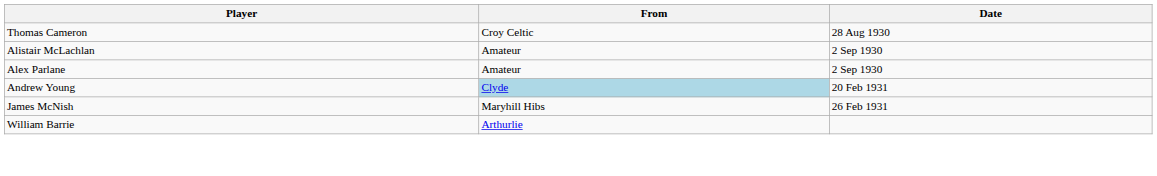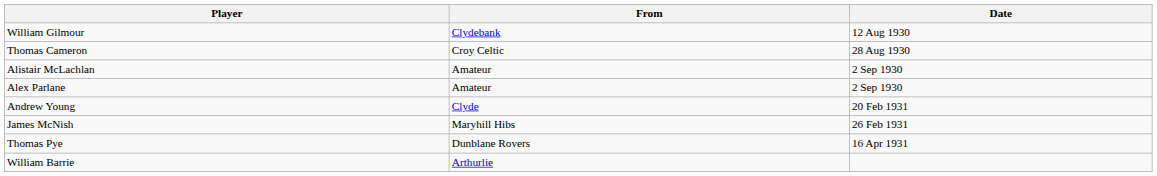+ row: (46, 32)
(495, 88) lightblue background -> (465, 106) no background
+ row: (35, 143)
